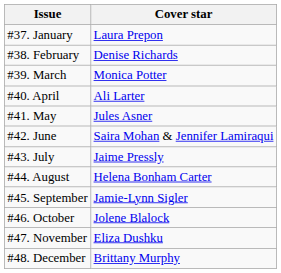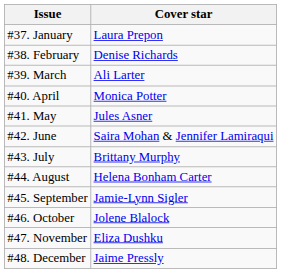(130, 75) Monica Potter -> (119, 75) Ali Larter
(119, 95) Ali Larter -> (130, 95) Monica Potter
(129, 156) Jaime Pressly -> (137, 156) Brittany Murphy
(137, 258) Brittany Murphy -> (129, 258) Jaime Pressly
